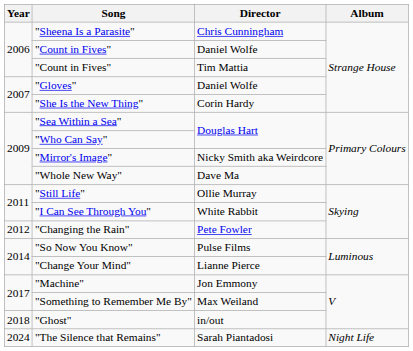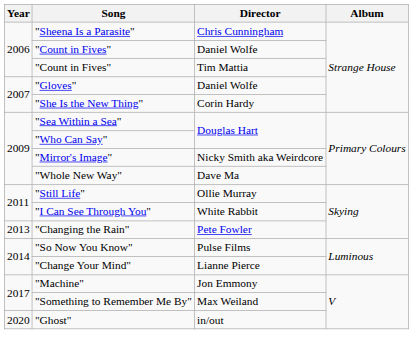(18, 229) 2012 -> (18, 229) 2013
(18, 319) 2018 -> (18, 319) 2020
- row: (98, 337)
